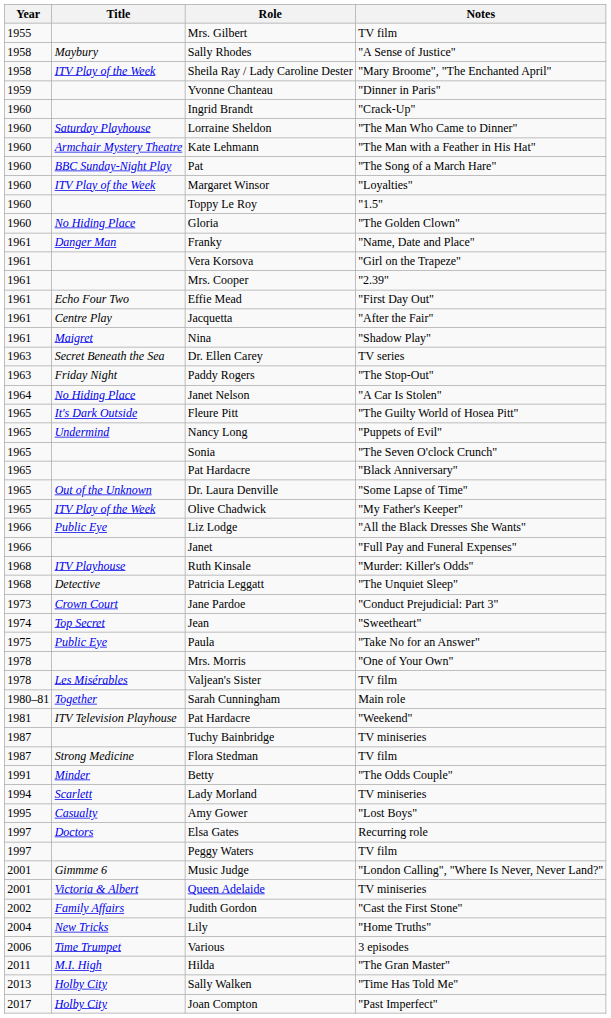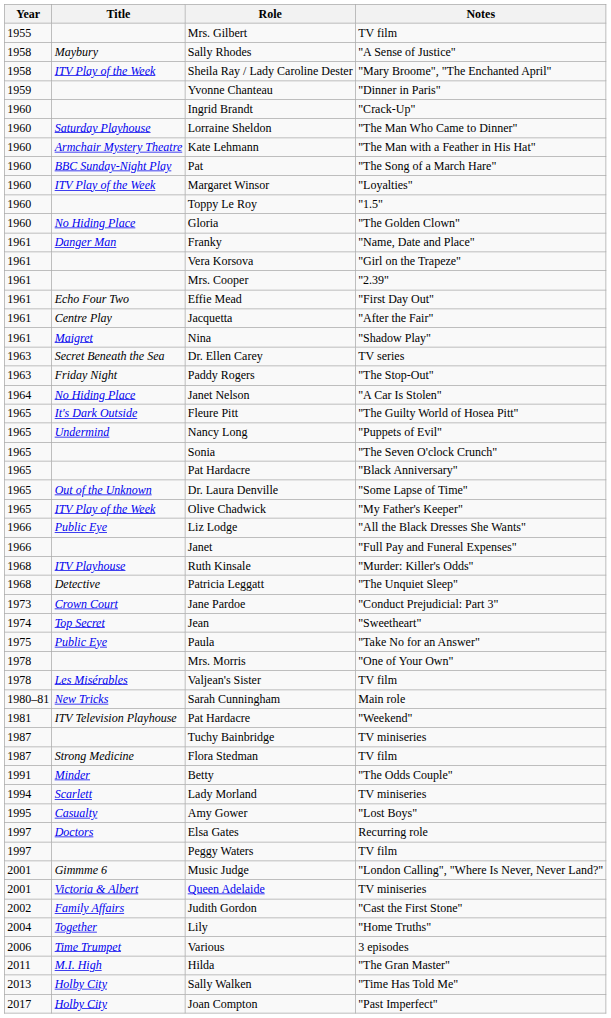(76, 699) Together -> (82, 699) New Tricks
(82, 927) New Tricks -> (76, 927) Together
